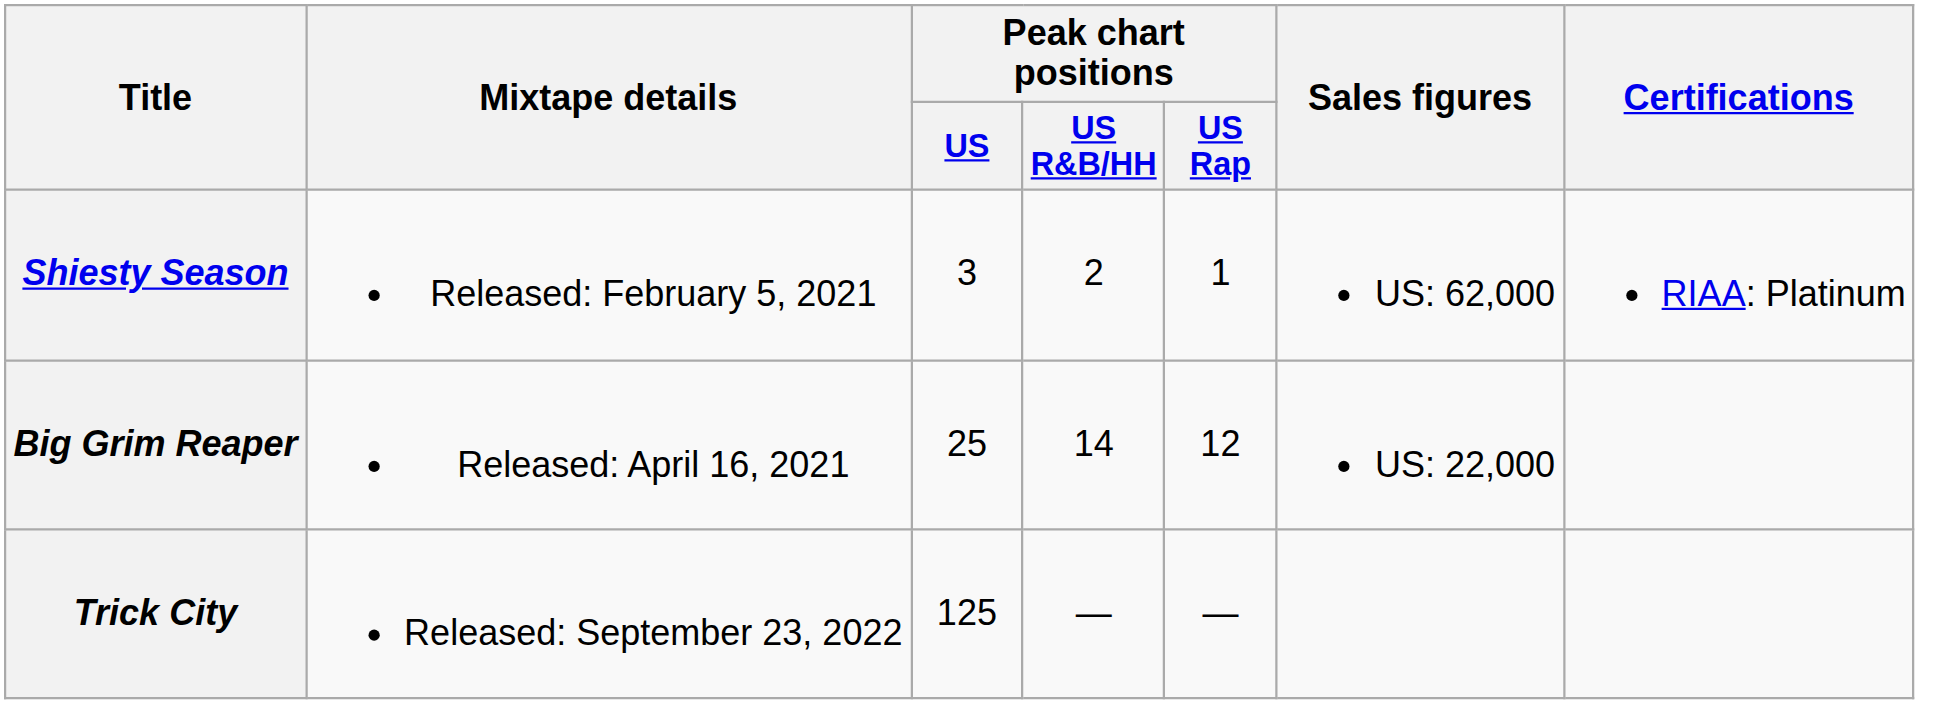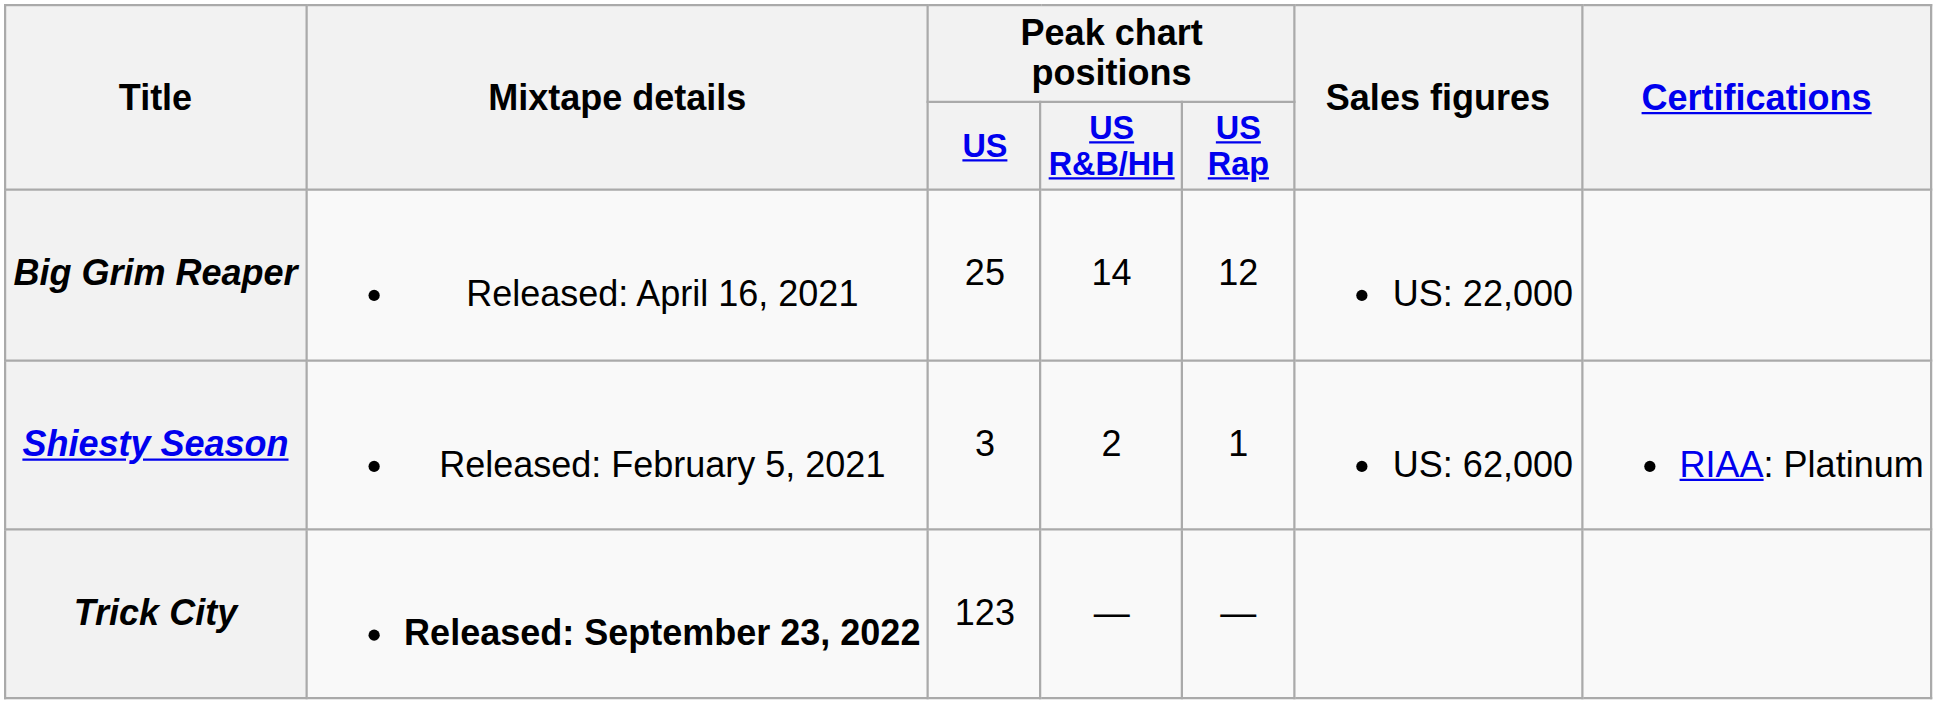rows swapped: (155, 274) <-> (155, 443)
(608, 634) normal -> (617, 634) bold
(967, 613) 125 -> (985, 613) 123
